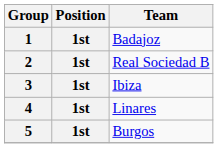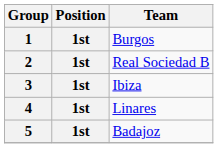(136, 39) Badajoz -> (133, 39) Burgos
(133, 131) Burgos -> (136, 131) Badajoz
